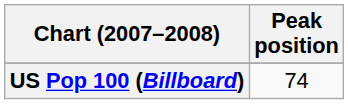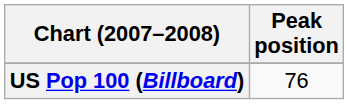(297, 80) 74 -> (297, 80) 76
